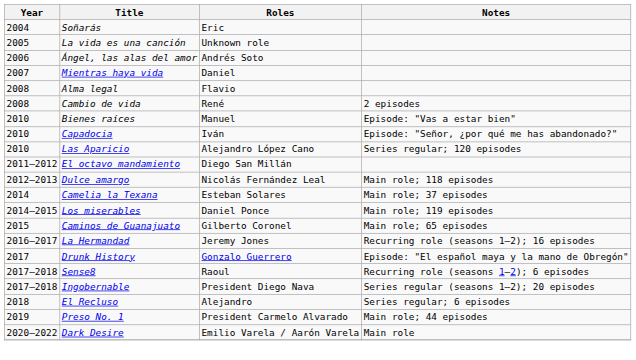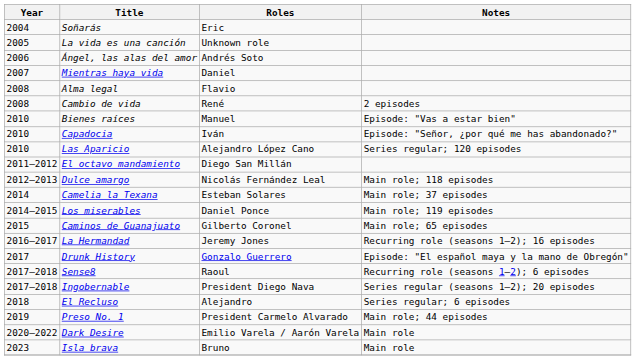+ row: (90, 348)
